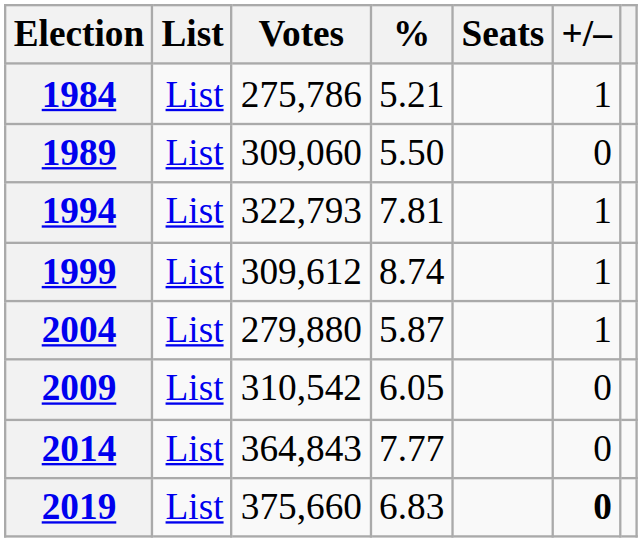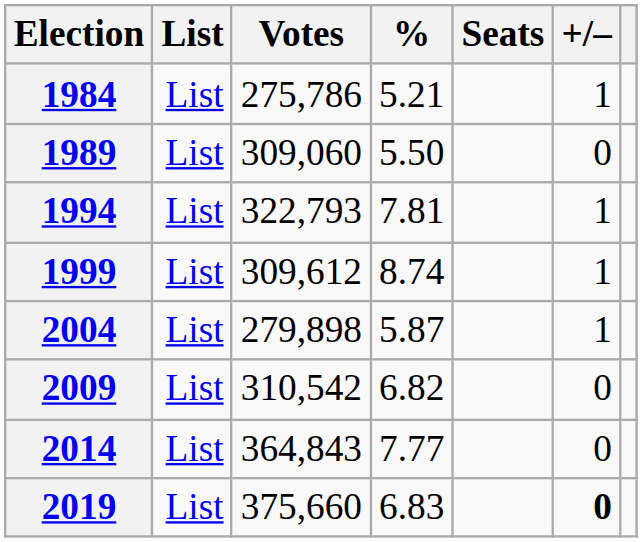(301, 329) 279,880 -> (301, 329) 279,898
(412, 388) 6.05 -> (412, 388) 6.82
